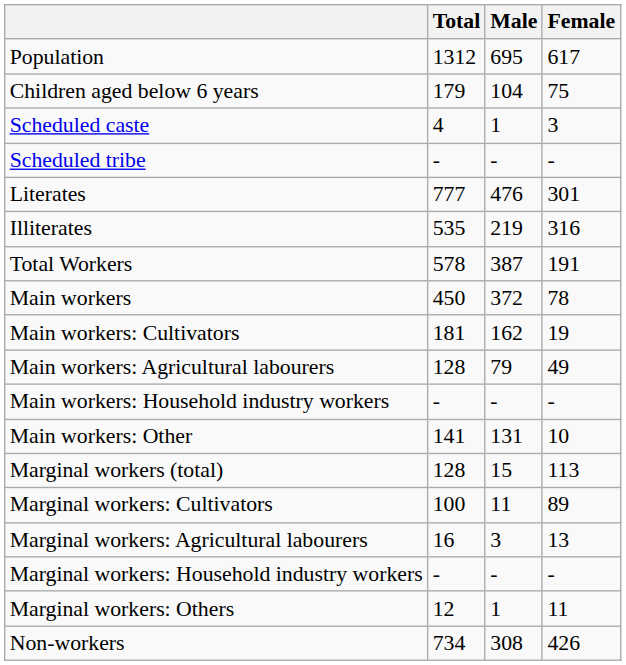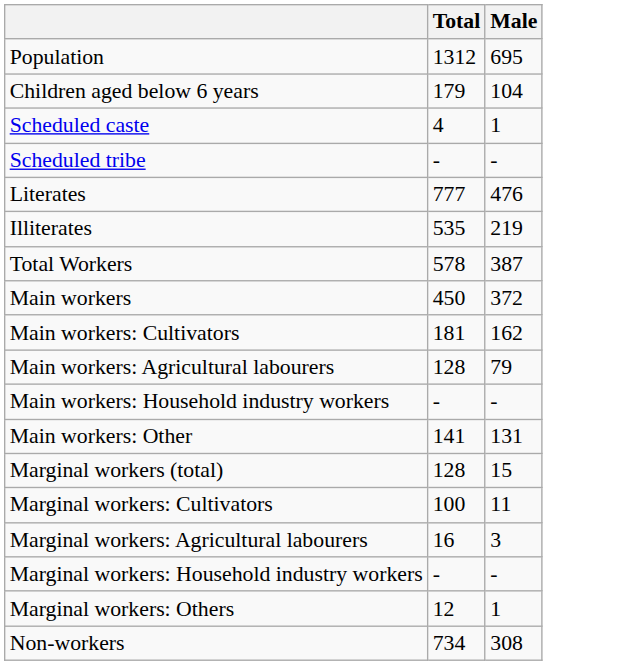- column: (581, 21)
